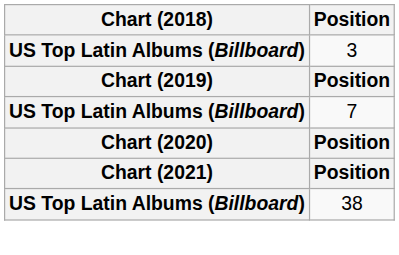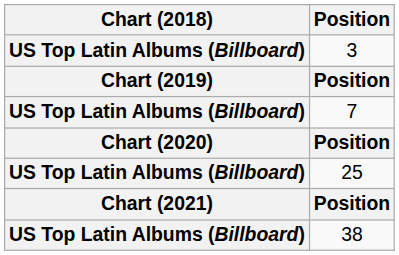+ row: (352, 173)
